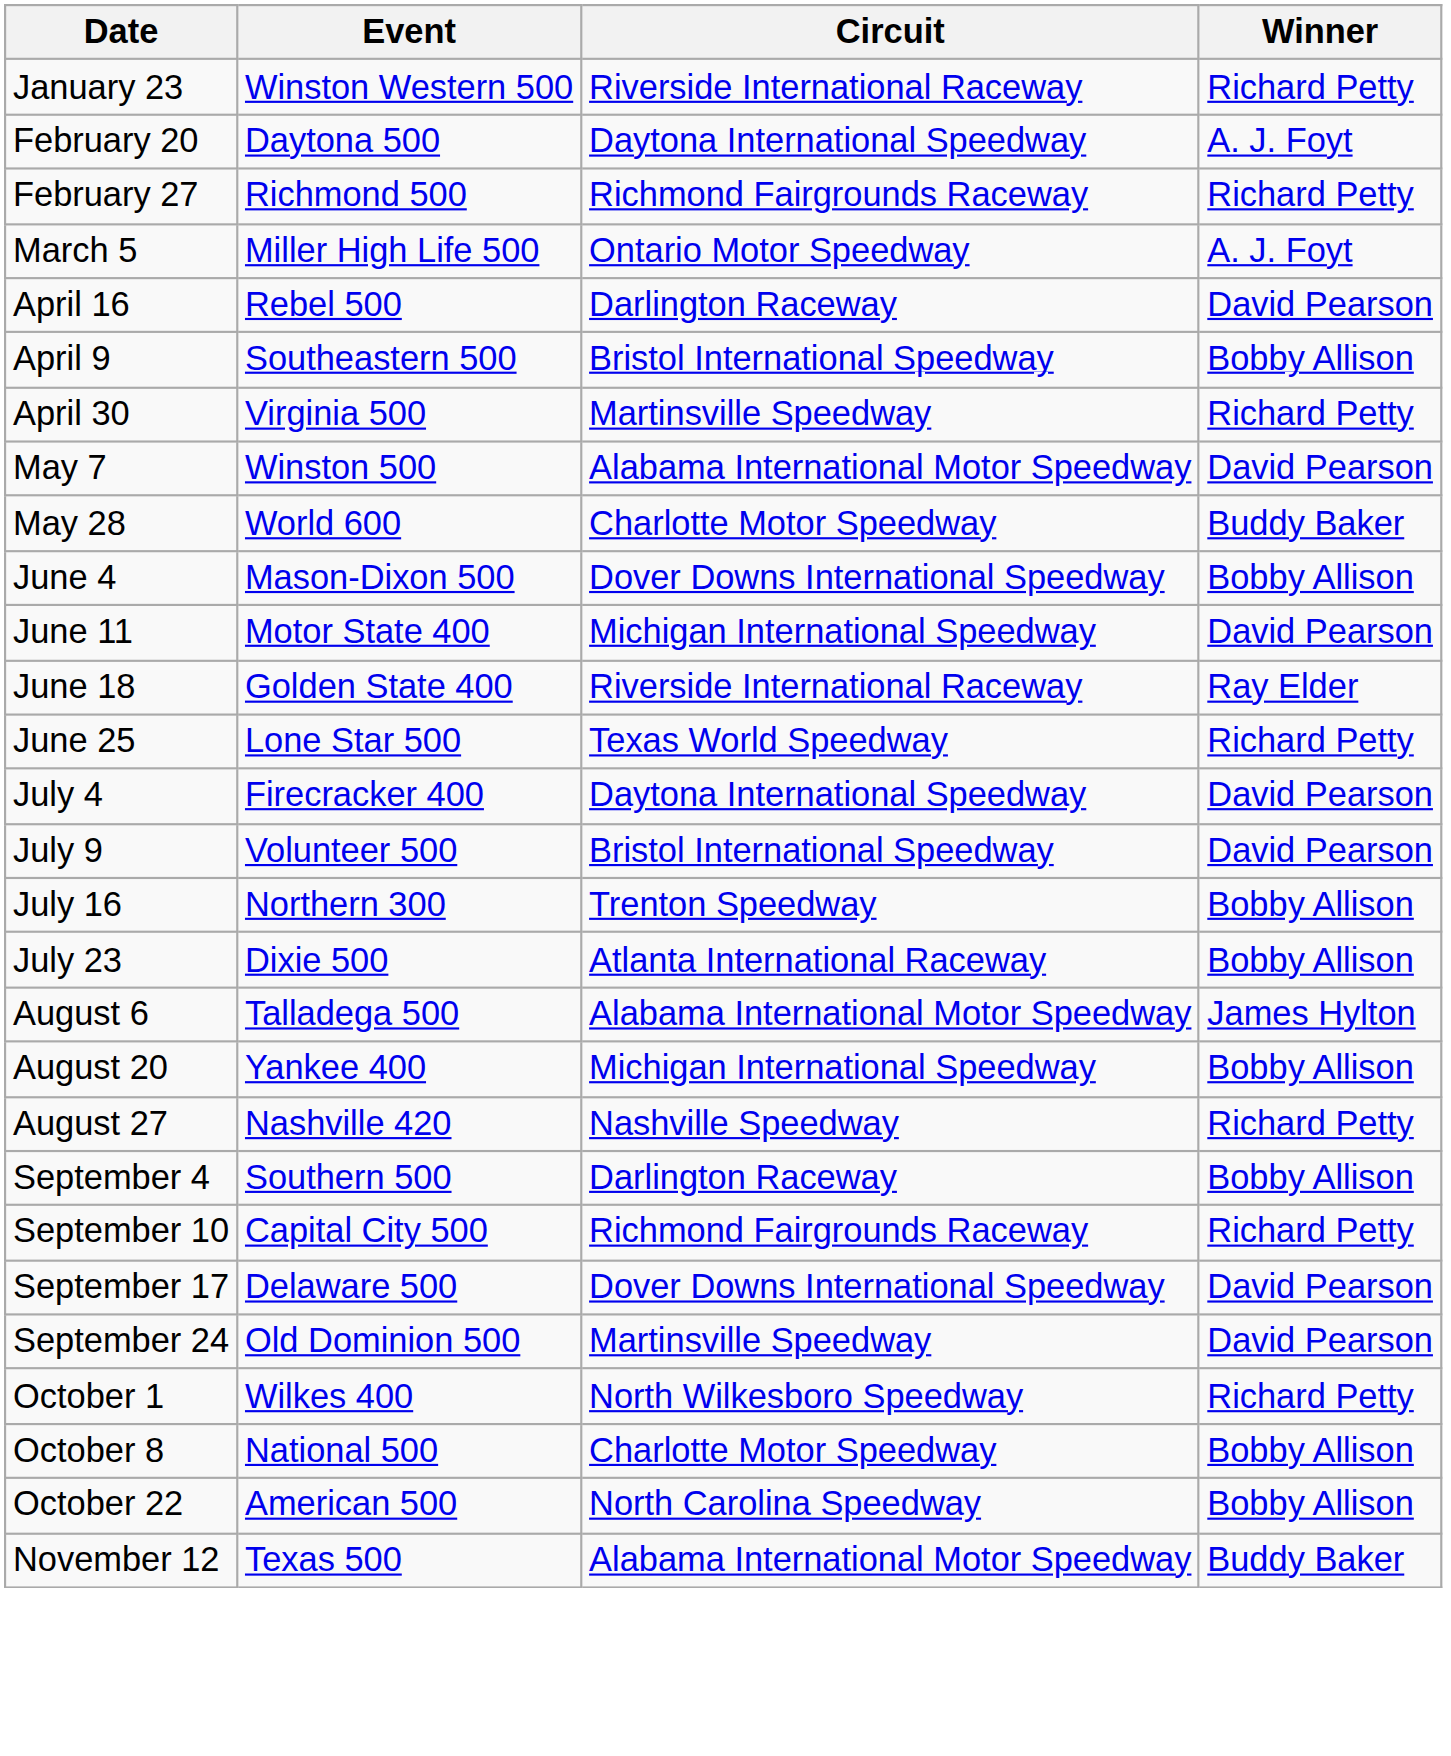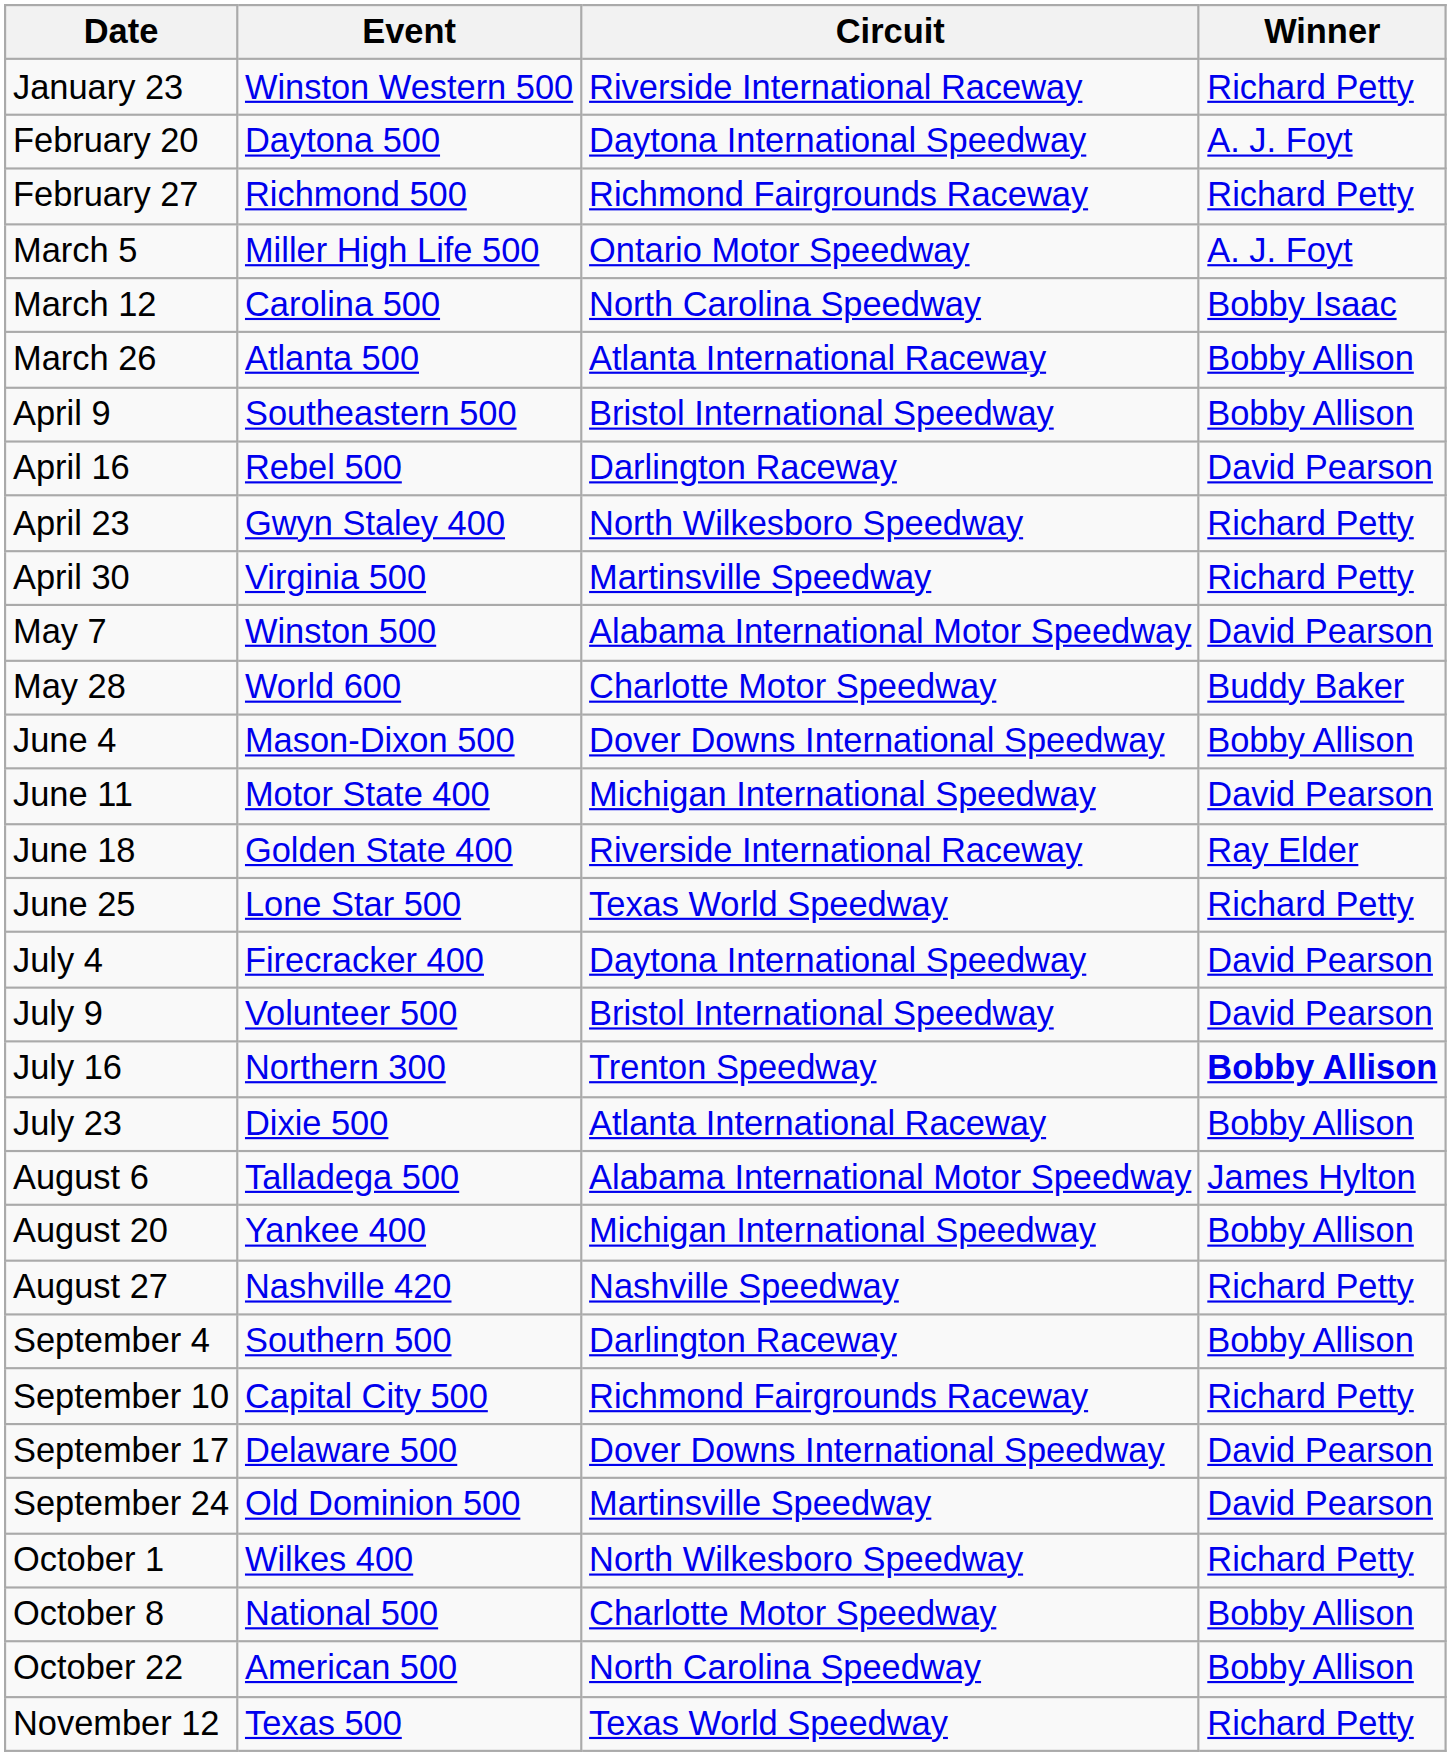+ row: (85, 304)
+ row: (85, 359)
rows swapped: (62, 359) <-> (71, 304)
+ row: (71, 522)
(1311, 904) normal -> (1322, 1068) bold
(890, 1559) Alabama International Motor Speedway -> (768, 1723) Texas World Speedway
(1306, 1559) Buddy Baker -> (1311, 1723) Richard Petty
